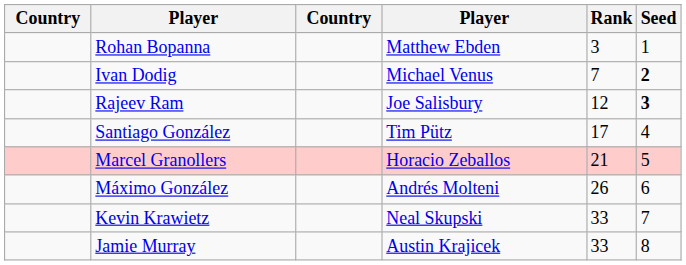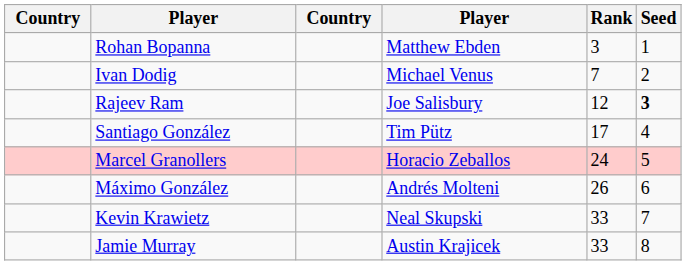(645, 75) bold -> (645, 75) normal
(599, 160) 21 -> (599, 160) 24
